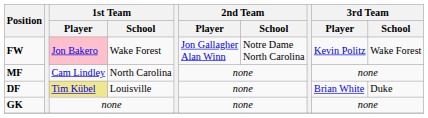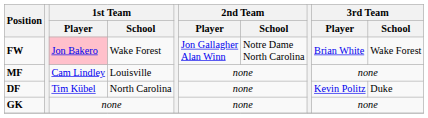(340, 50) Kevin Politz -> (339, 50) Brian White
(141, 72) North Carolina -> (131, 72) Louisville
(74, 89) khaki background -> (74, 89) no background
(131, 89) Louisville -> (141, 89) North Carolina
(339, 89) Brian White -> (340, 89) Kevin Politz
